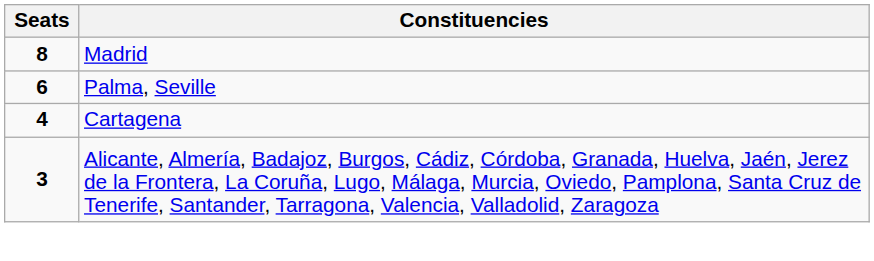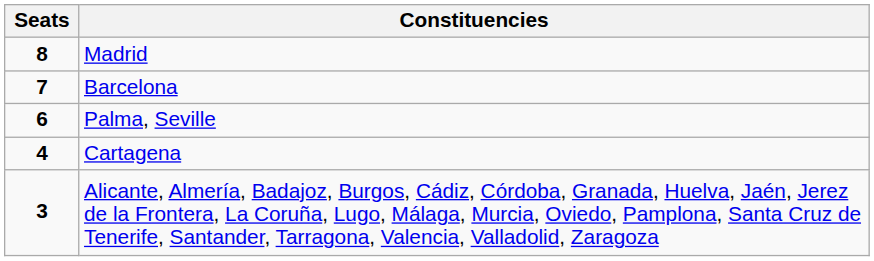+ row: (131, 86)
